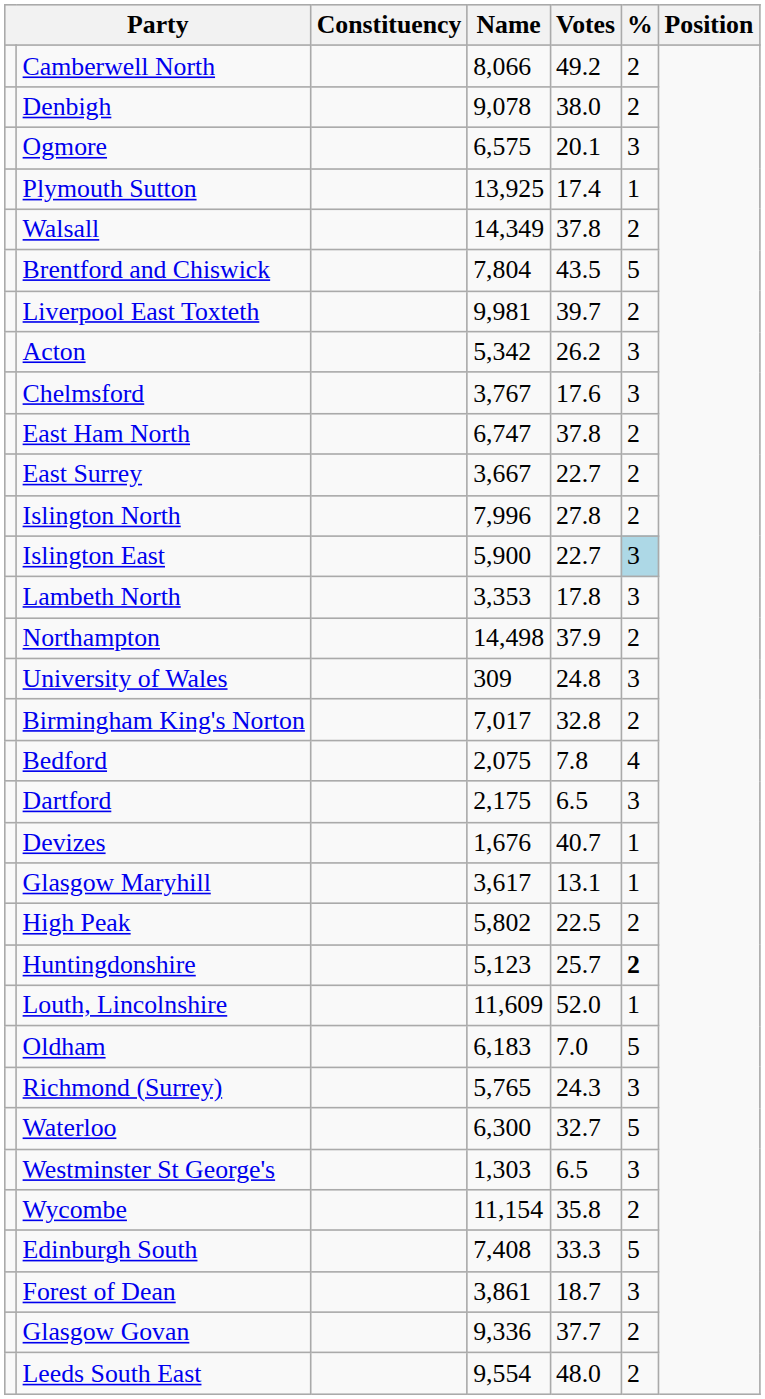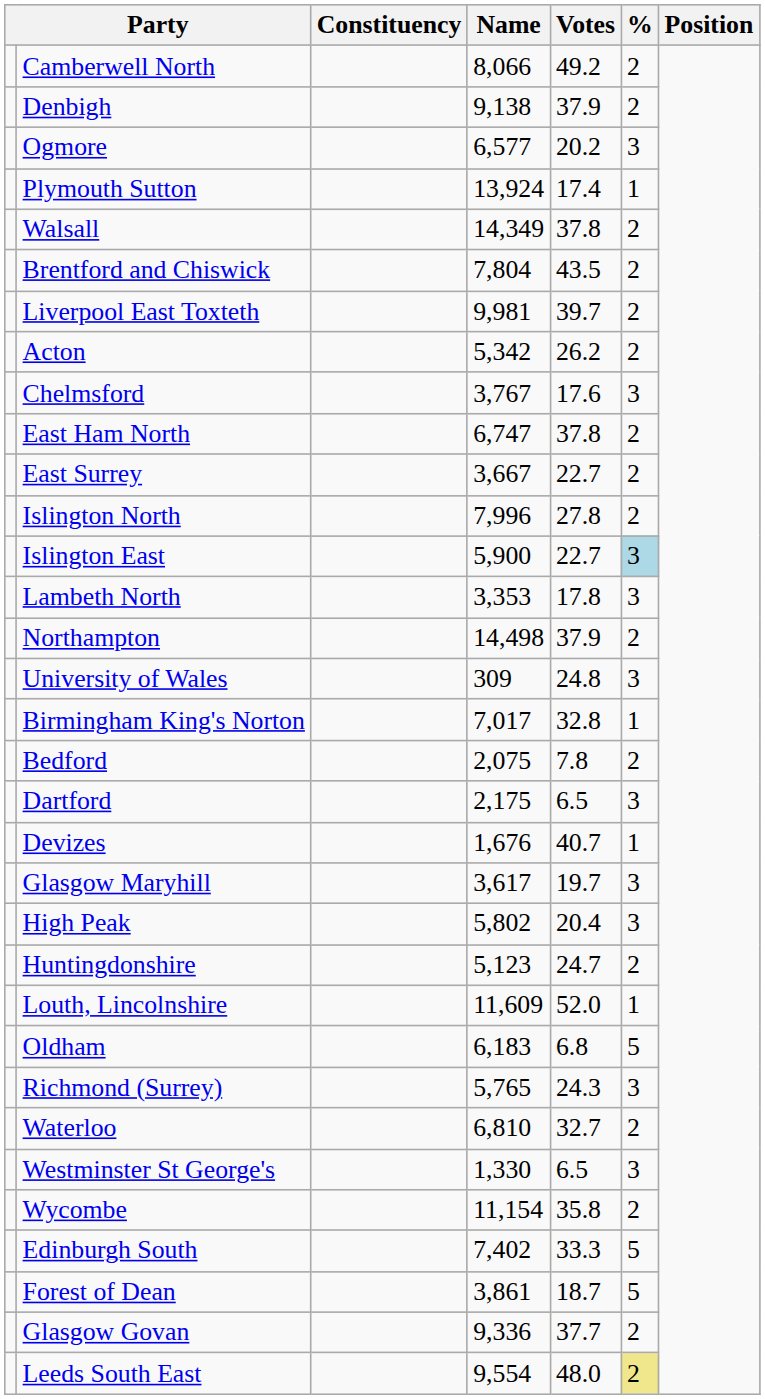(502, 106) 9,078 -> (502, 106) 9,138
(578, 106) 38.0 -> (578, 106) 37.9
(502, 147) 6,575 -> (502, 147) 6,577
(578, 147) 20.1 -> (578, 147) 20.2
(509, 188) 13,925 -> (509, 188) 13,924
(633, 270) 5 -> (633, 270) 2
(633, 351) 3 -> (633, 351) 2
(633, 719) 2 -> (633, 719) 1
(633, 760) 4 -> (633, 760) 2
(578, 882) 13.1 -> (578, 882) 19.7
(633, 882) 1 -> (633, 882) 3
(578, 923) 22.5 -> (578, 923) 20.4
(633, 923) 2 -> (633, 923) 3
(578, 964) 25.7 -> (578, 964) 24.7
(633, 964) bold -> (633, 964) normal
(572, 1046) 7.0 -> (572, 1046) 6.8
(502, 1127) 6,300 -> (502, 1127) 6,810
(633, 1127) 5 -> (633, 1127) 2
(502, 1168) 1,303 -> (502, 1168) 1,330
(502, 1250) 7,408 -> (502, 1250) 7,402
(633, 1291) 3 -> (633, 1291) 5
(633, 1373) no background -> (633, 1373) khaki background
